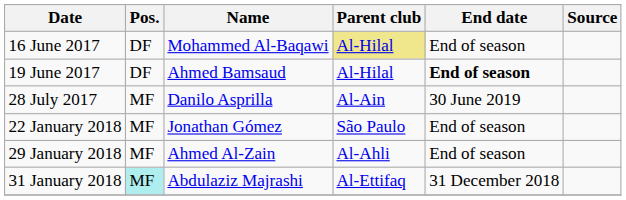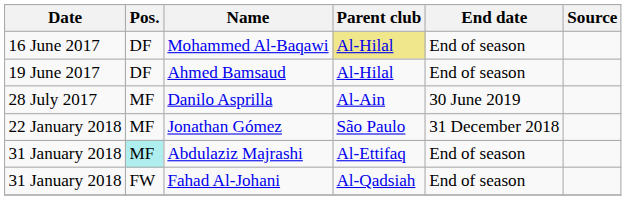(480, 72) bold -> (477, 72) normal
(477, 126) End of season -> (494, 126) 31 December 2018
- row: (221, 153)
(494, 180) 31 December 2018 -> (477, 153) End of season
+ row: (224, 180)
